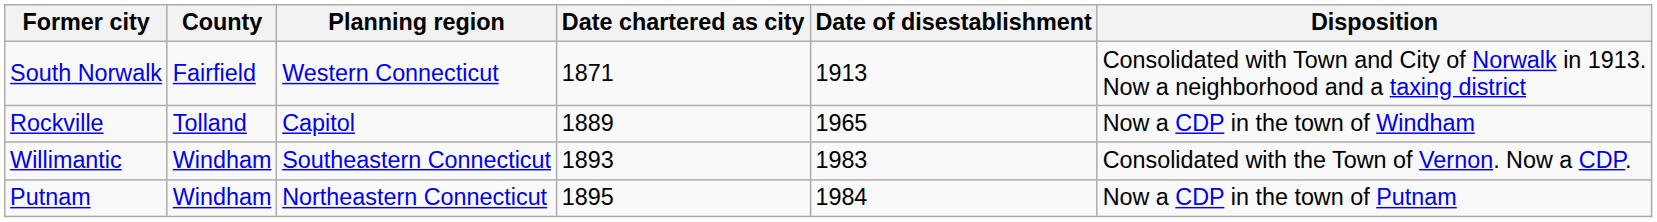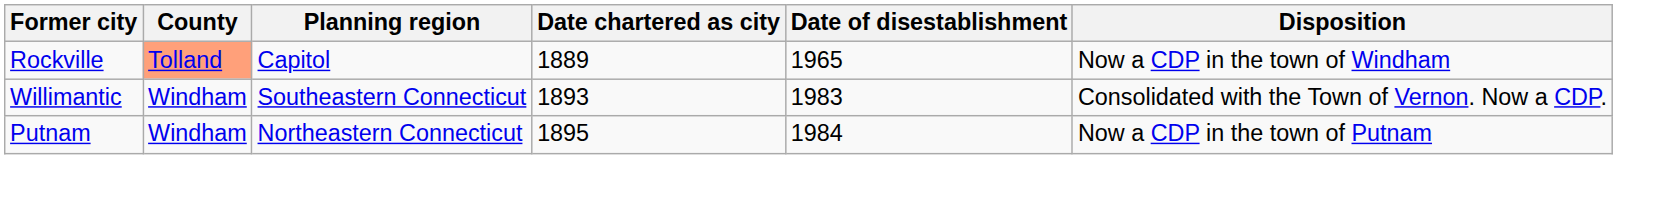- row: (86, 73)
(210, 123) no background -> (185, 60) lightsalmon background
